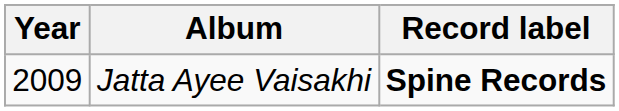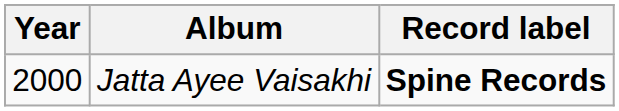(47, 79) 2009 -> (47, 79) 2000
